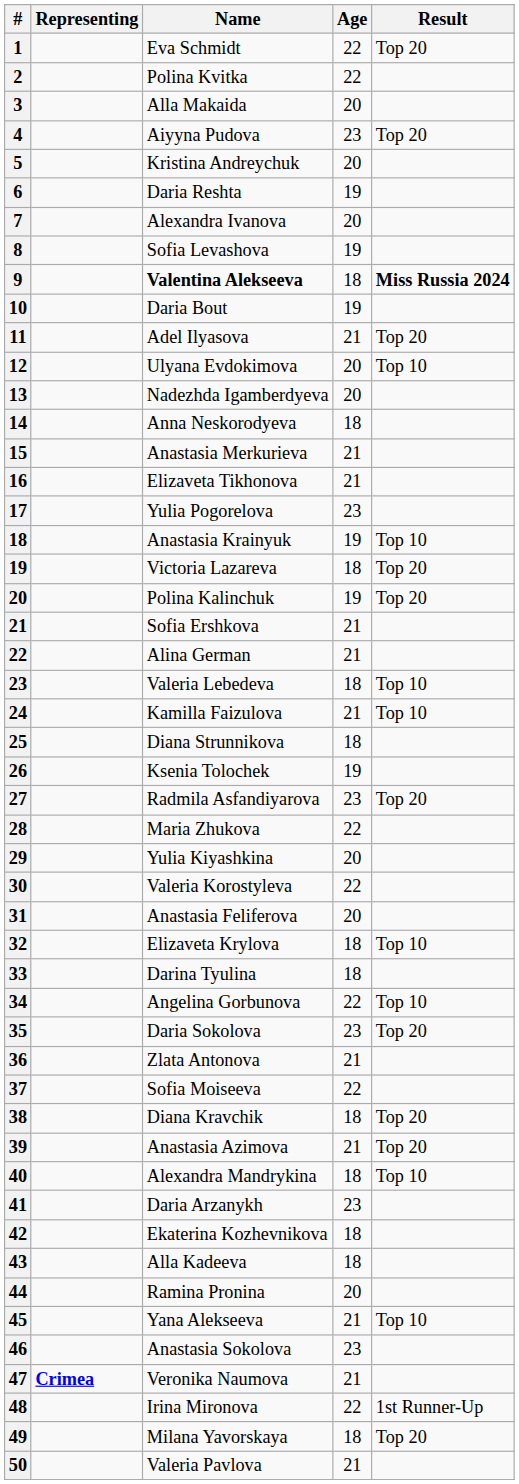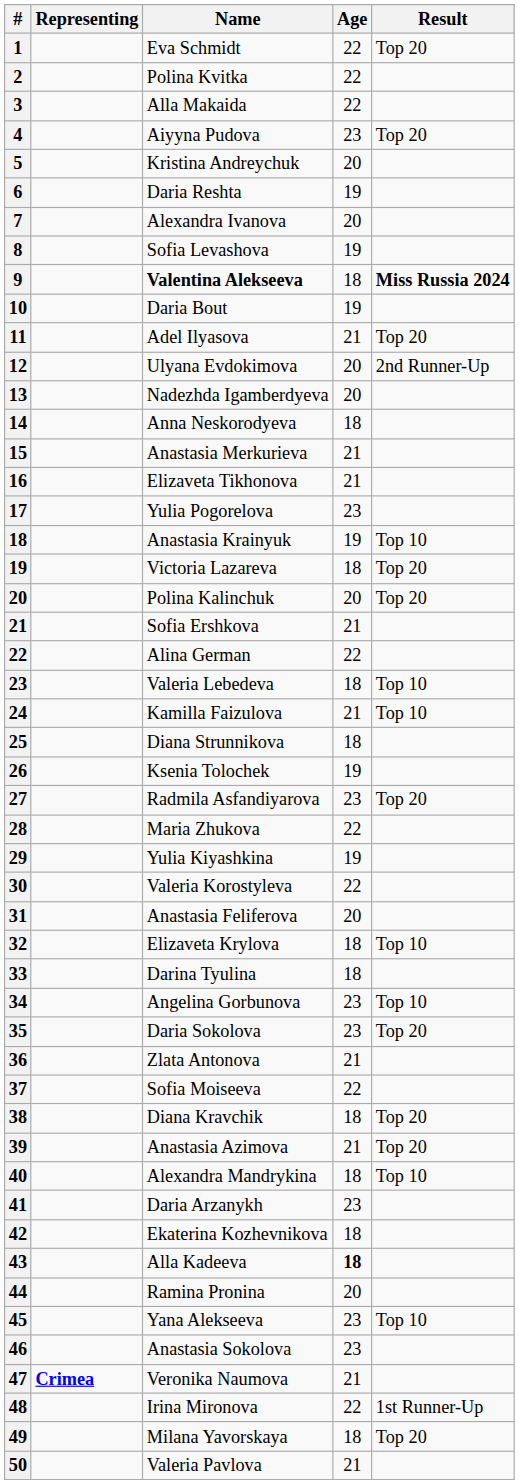(352, 105) 20 -> (352, 105) 22
(401, 366) Top 10 -> (433, 366) 2nd Runner-Up
(352, 597) 19 -> (352, 597) 20
(352, 655) 21 -> (352, 655) 22
(352, 857) 20 -> (352, 857) 19
(352, 1002) 22 -> (352, 1002) 23
(352, 1262) normal -> (352, 1262) bold
(352, 1320) 21 -> (352, 1320) 23
